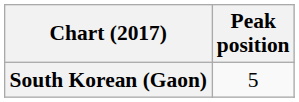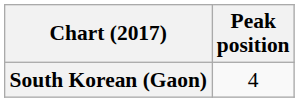(253, 79) 5 -> (253, 79) 4
